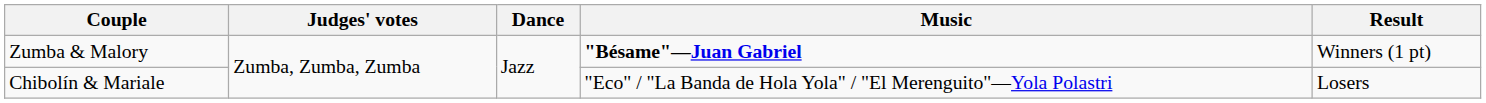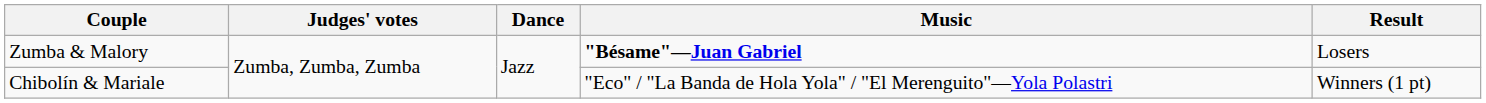(1374, 51) Winners (1 pt) -> (1343, 51) Losers
(1343, 82) Losers -> (1374, 82) Winners (1 pt)
